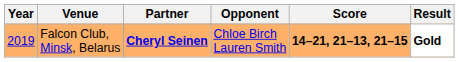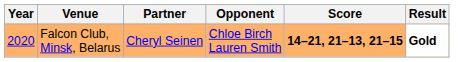(21, 41) 2019 -> (21, 41) 2020
(167, 41) bold -> (165, 41) normal
